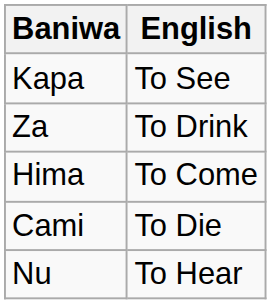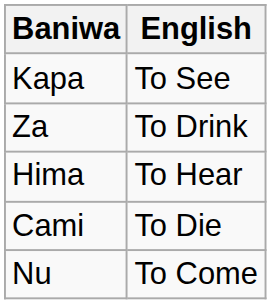(196, 175) To Come -> (188, 175) To Hear
(188, 273) To Hear -> (196, 273) To Come
